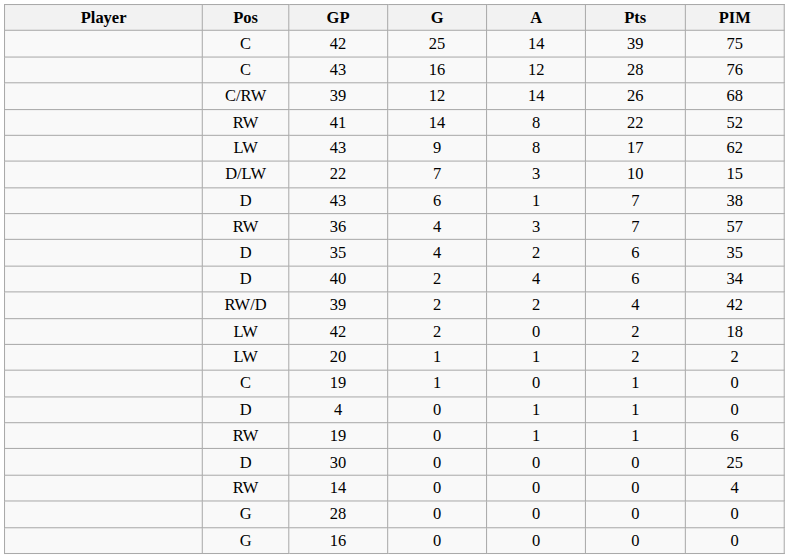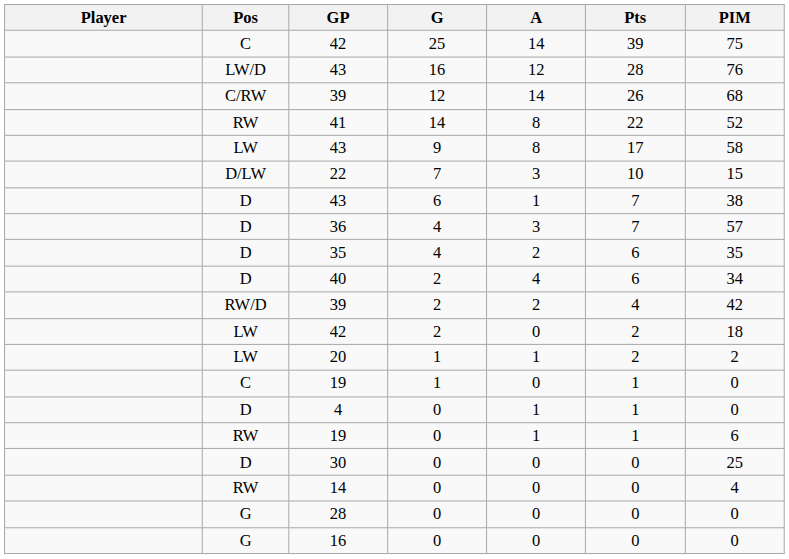(246, 69) C -> (246, 69) LW/D
(735, 148) 62 -> (735, 148) 58
(246, 226) RW -> (246, 226) D
